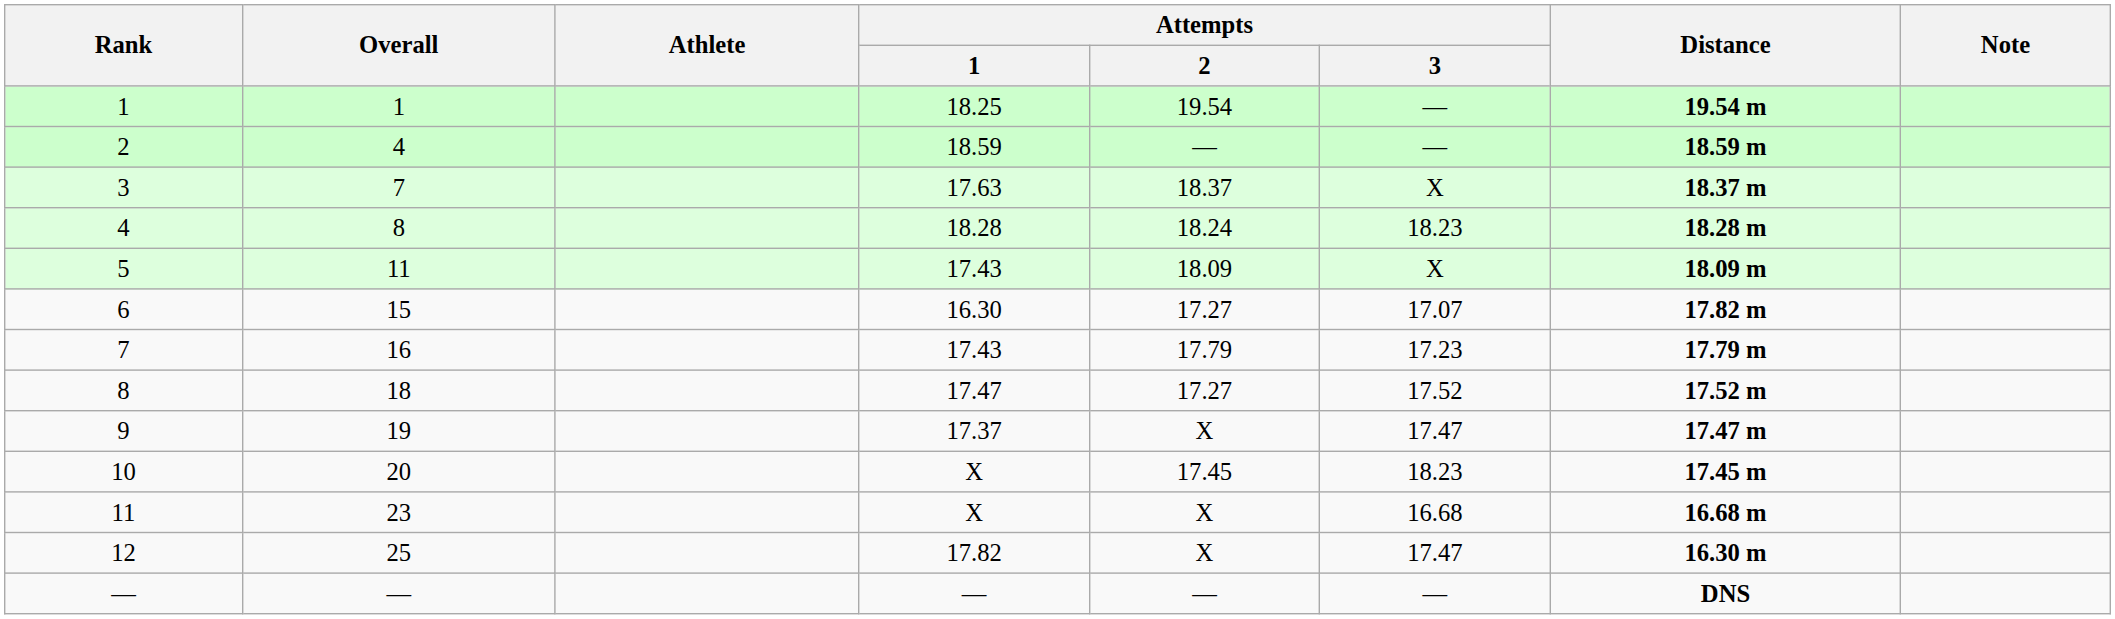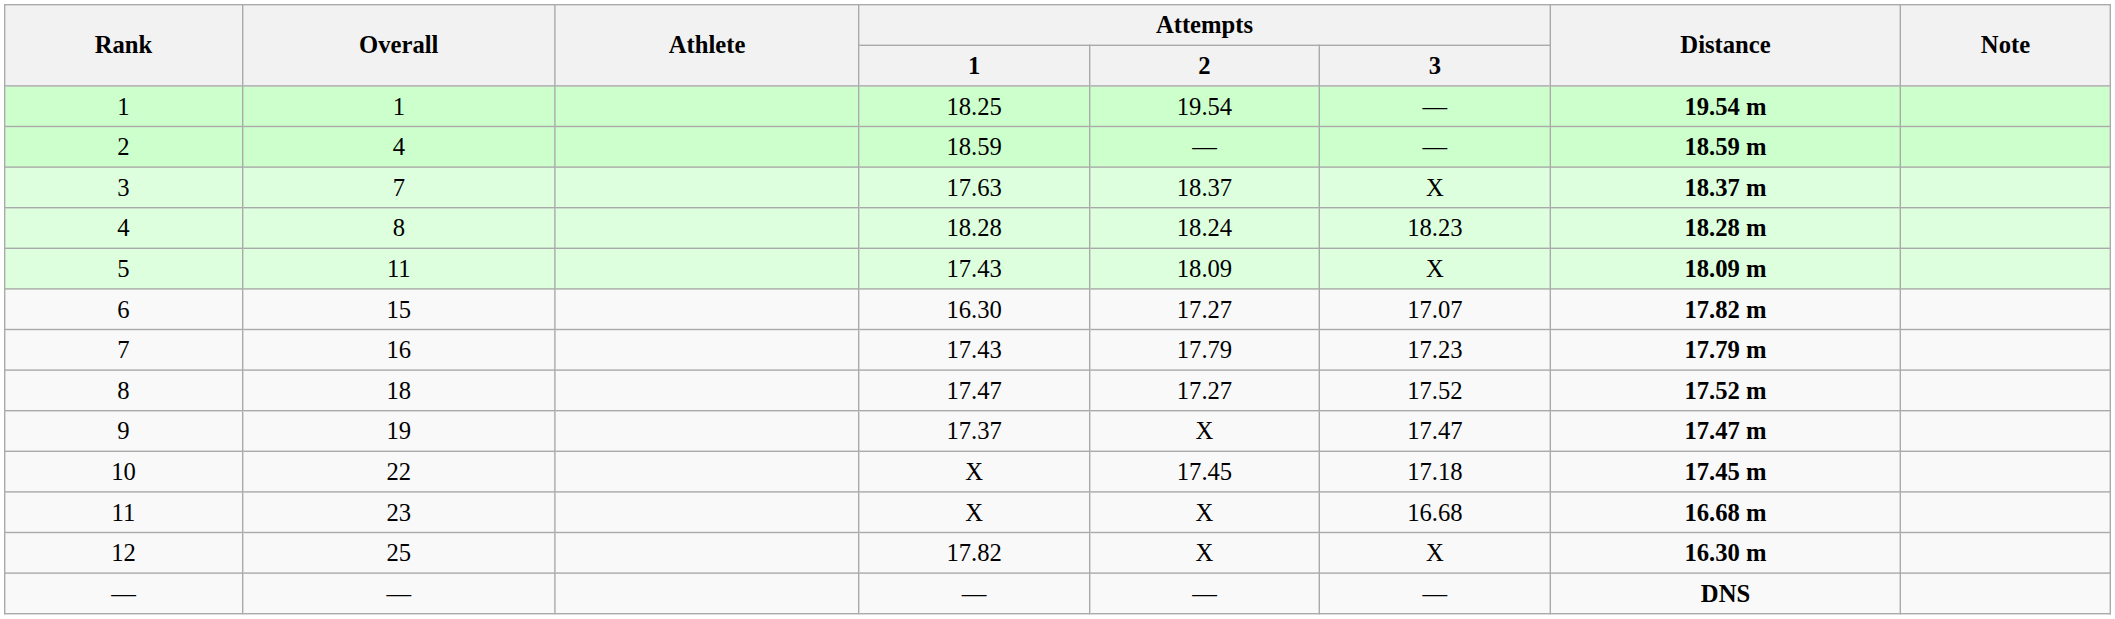(399, 471) 20 -> (399, 471) 22
(1435, 471) 18.23 -> (1435, 471) 17.18
(1435, 552) 17.47 -> (1435, 552) X
